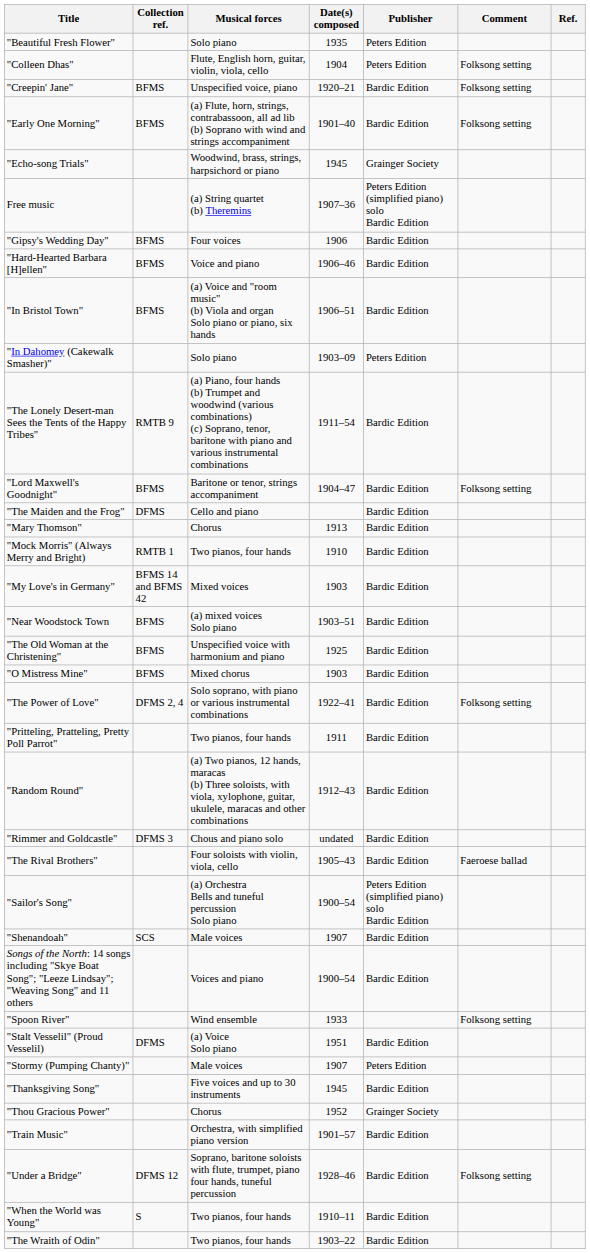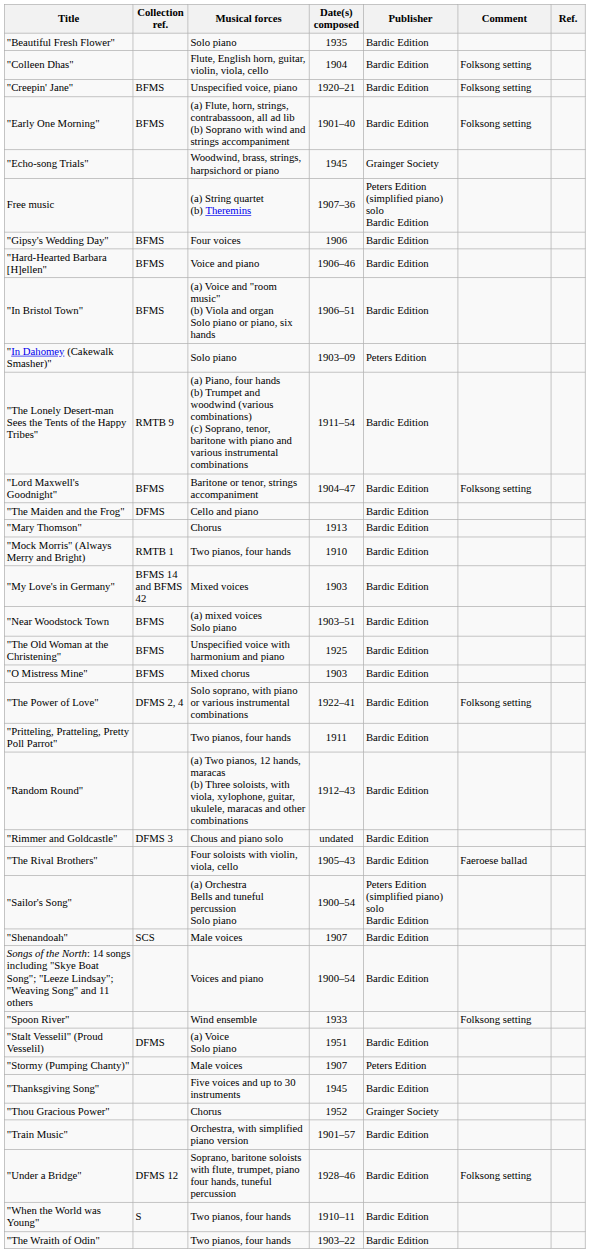(396, 42) Peters Edition -> (397, 42) Bardic Edition
(396, 65) Peters Edition -> (397, 65) Bardic Edition
